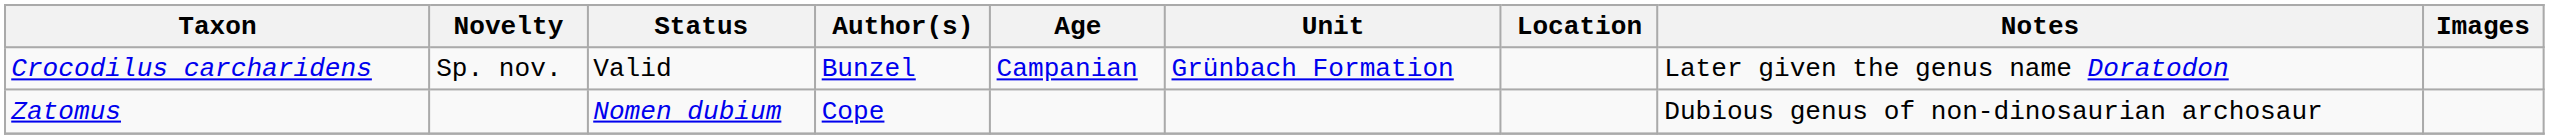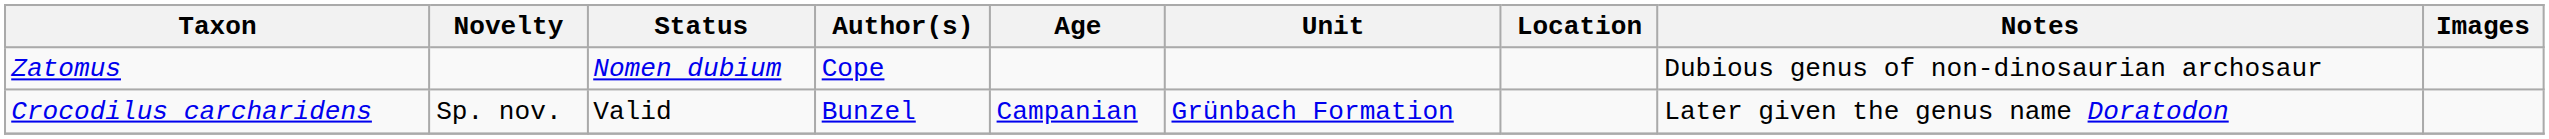rows swapped: (192, 69) <-> (66, 111)
